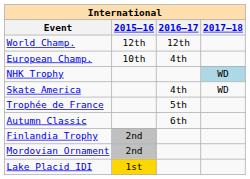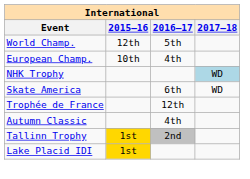(179, 43) 12th -> (173, 43) 5th
(179, 89) 4th -> (173, 89) 6th
(179, 105) 5th -> (173, 105) 12th
(179, 120) 6th -> (173, 120) 4th
- row: (52, 136)
- row: (58, 151)
+ row: (47, 136)
